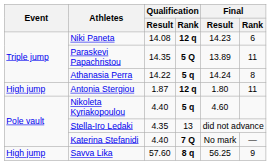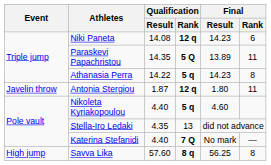(220, 76) 14.24 -> (220, 76) 14.23
(26, 89) High jump -> (32, 89) Javelin throw
(253, 154) 9 -> (253, 154) 8
